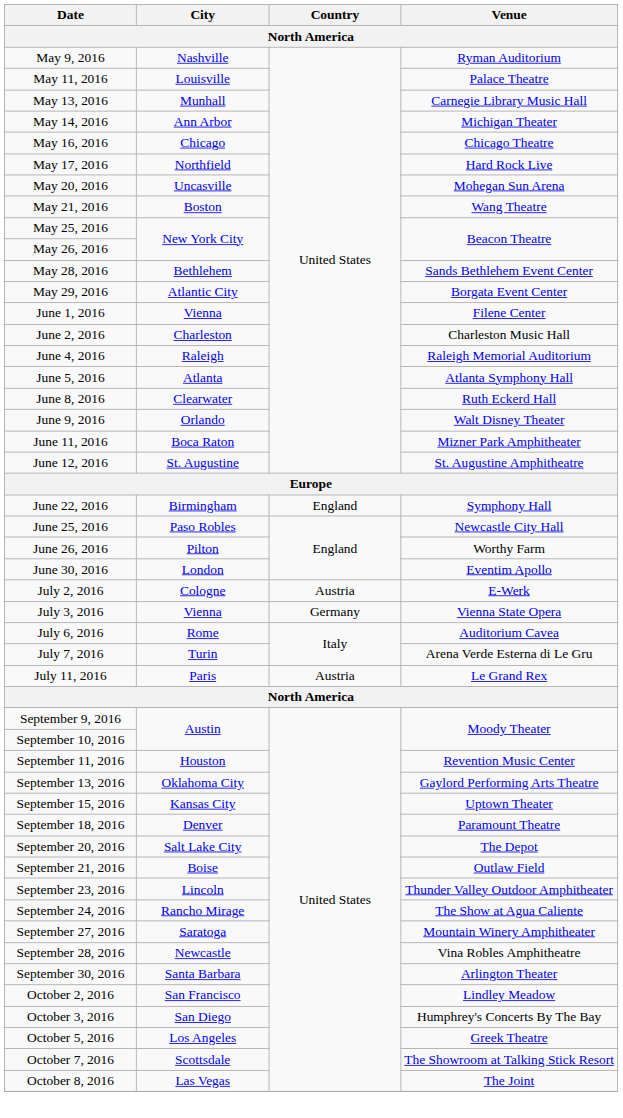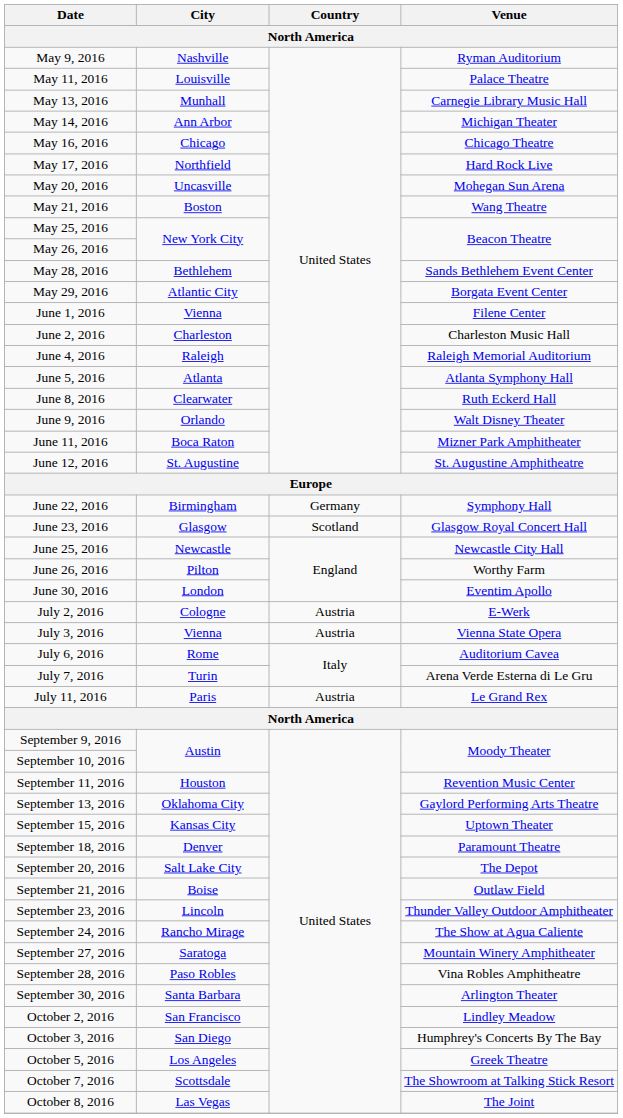(335, 505) England -> (335, 505) Germany
+ row: (71, 526)
(203, 526) Paso Robles -> (203, 548) Newcastle
(335, 611) Germany -> (335, 633) Austria
(203, 953) Newcastle -> (203, 974) Paso Robles
